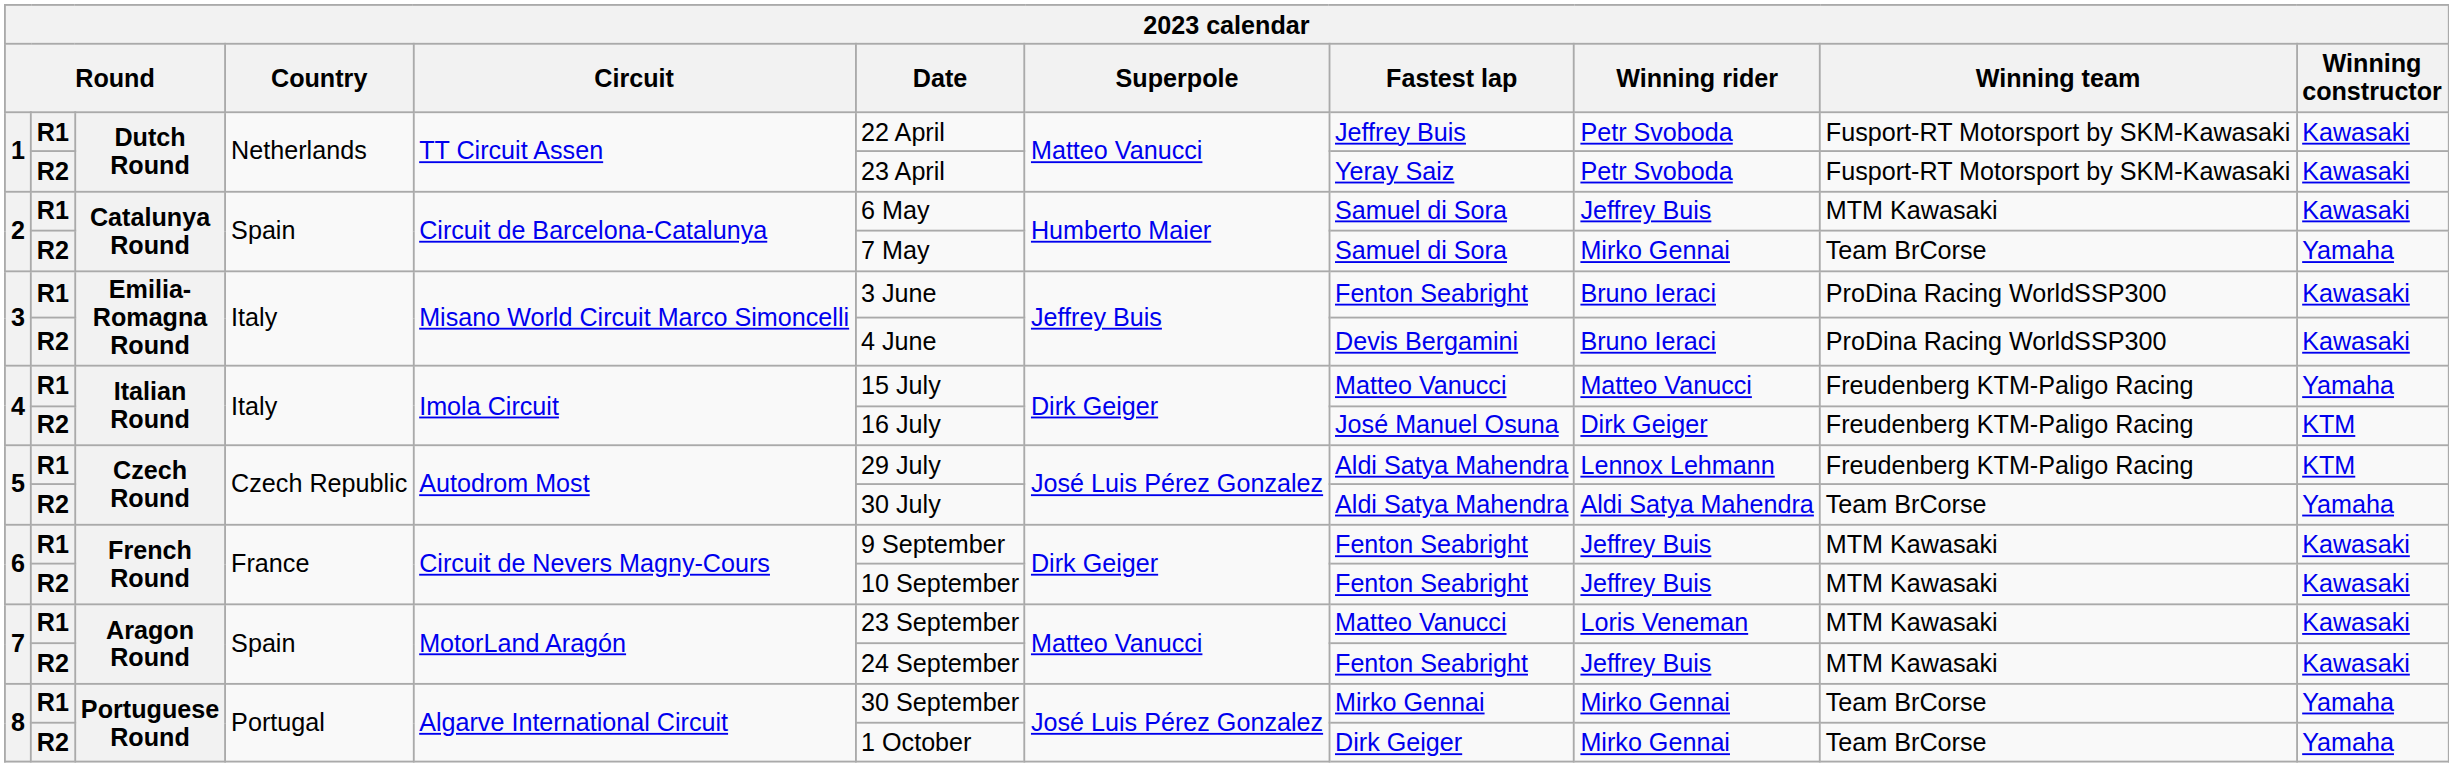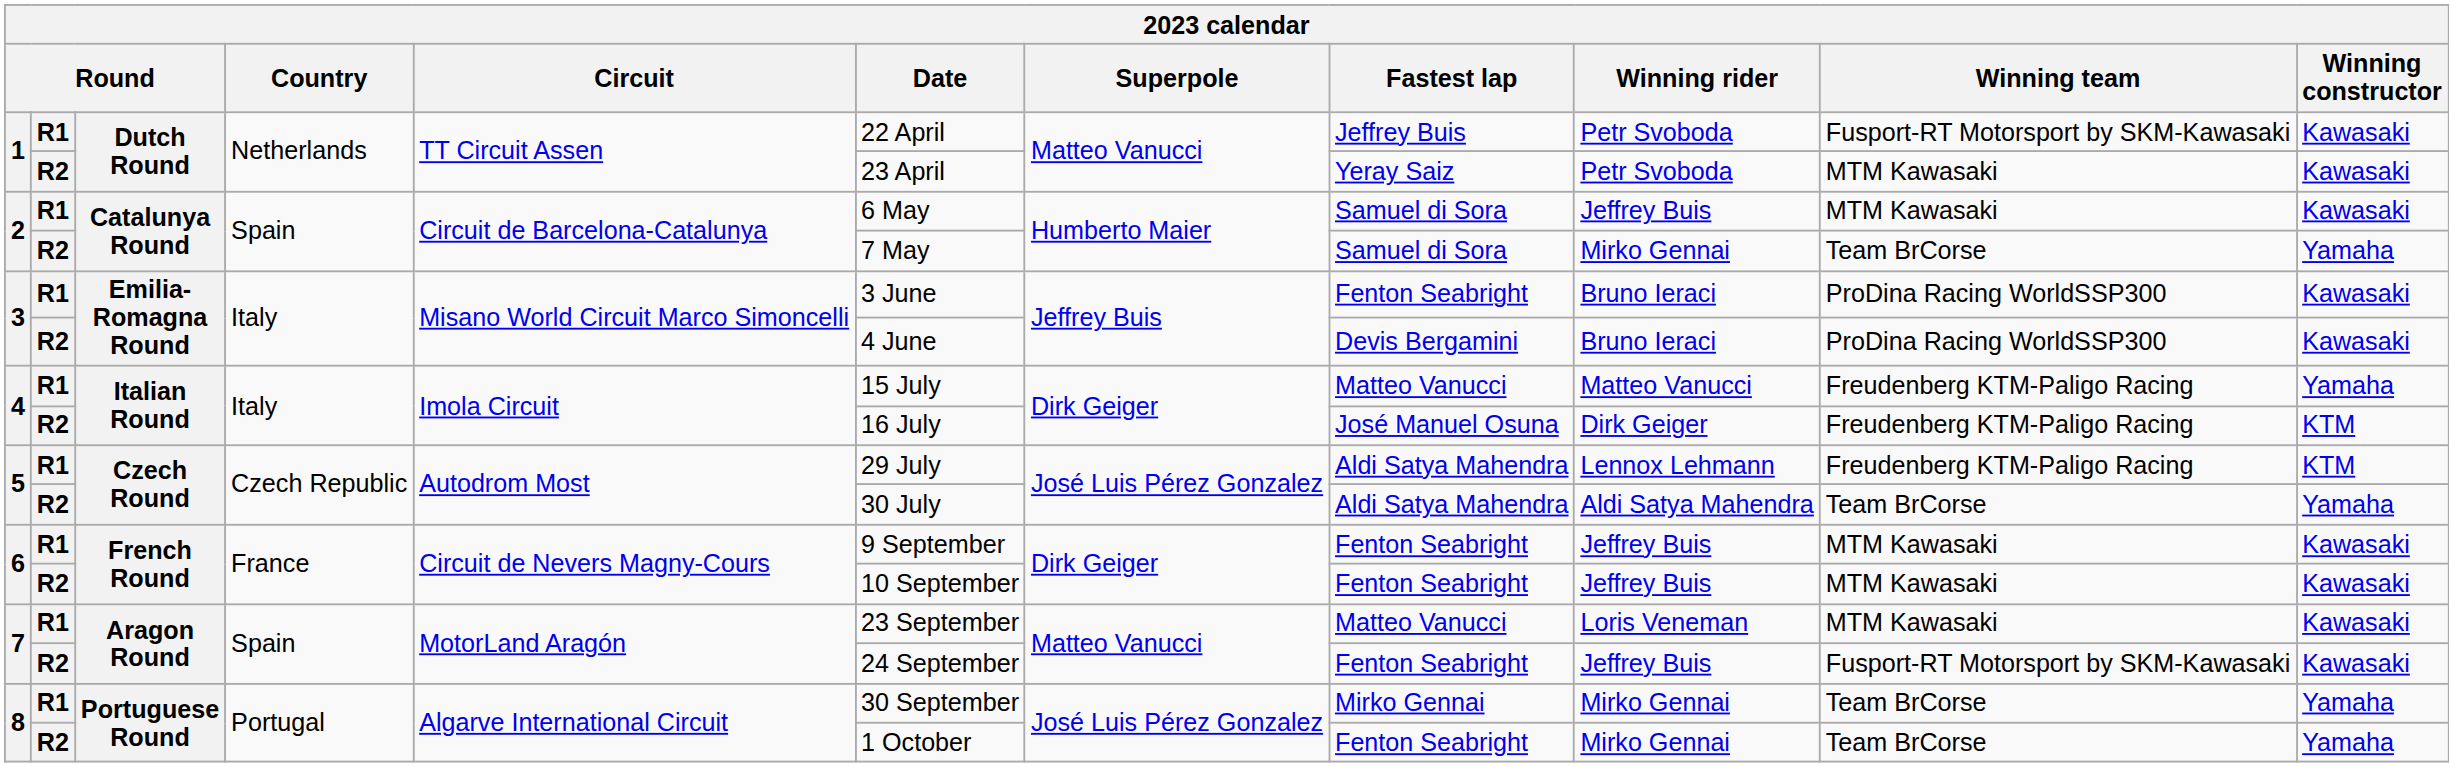(2058, 171) Fusport-RT Motorsport by SKM-Kawasaki -> (1912, 171) MTM Kawasaki
(1912, 663) MTM Kawasaki -> (2058, 663) Fusport-RT Motorsport by SKM-Kawasaki
(1399, 742) Dirk Geiger -> (1431, 742) Fenton Seabright
